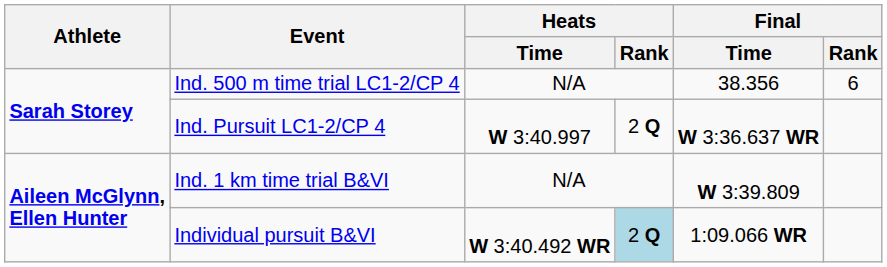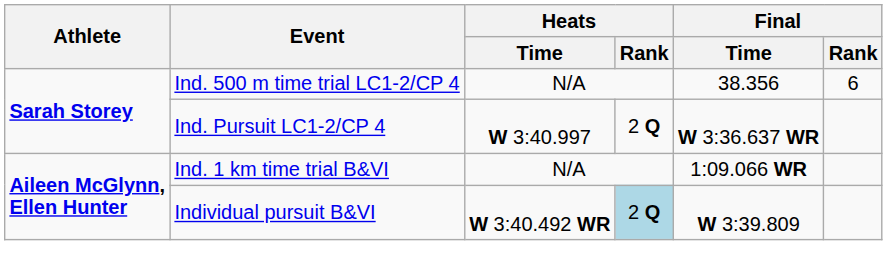(749, 192) W 3:39.809 -> (749, 170) 1:09.066 WR
(749, 235) 1:09.066 WR -> (749, 223) W 3:39.809
